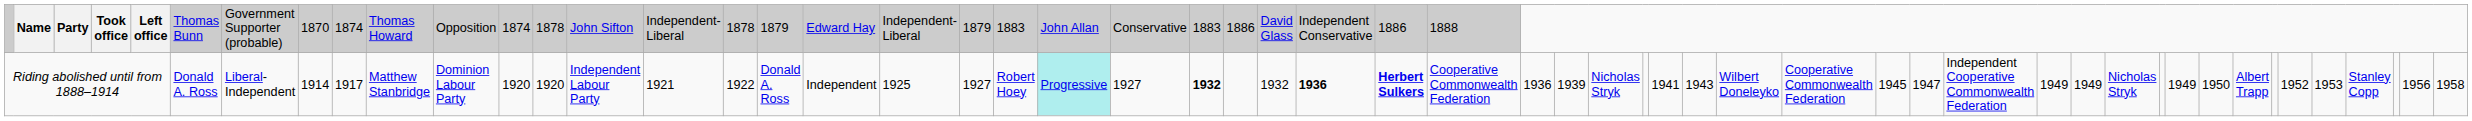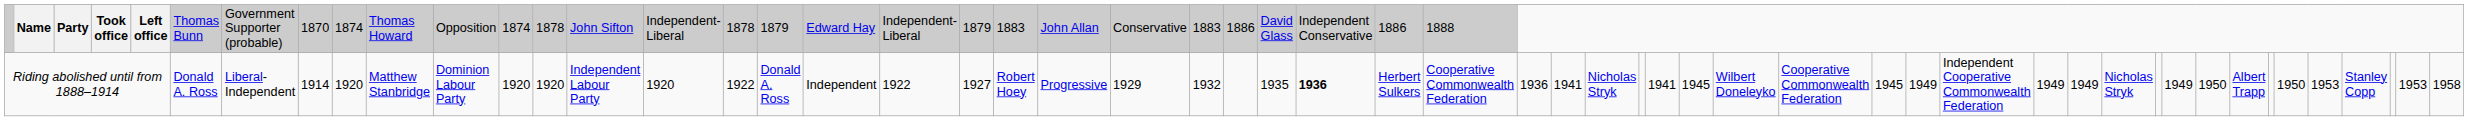(349, 84) 1917 -> (349, 84) 1920
(660, 84) 1921 -> (660, 84) 1920
(897, 84) 1925 -> (897, 84) 1922
(1074, 84) paleturquoise background -> (1074, 84) no background
(1127, 84) 1927 -> (1127, 84) 1929
(1207, 84) bold -> (1207, 84) normal
(1275, 84) 1932 -> (1275, 84) 1935
(1401, 84) bold -> (1399, 84) normal
(1571, 84) 1939 -> (1568, 84) 1941
(1699, 84) 1943 -> (1696, 84) 1945
(1927, 84) 1947 -> (1923, 84) 1949
(2295, 84) 1952 -> (2291, 84) 1950
(2416, 84) 1956 -> (2413, 84) 1953
